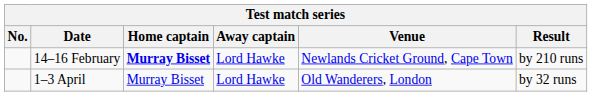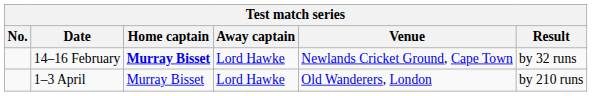(551, 58) by 210 runs -> (548, 58) by 32 runs
(548, 79) by 32 runs -> (551, 79) by 210 runs
